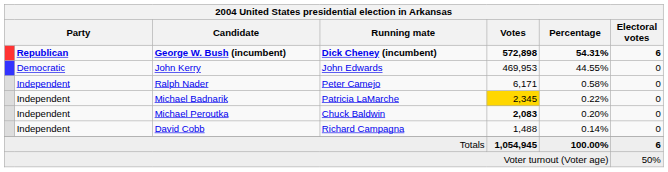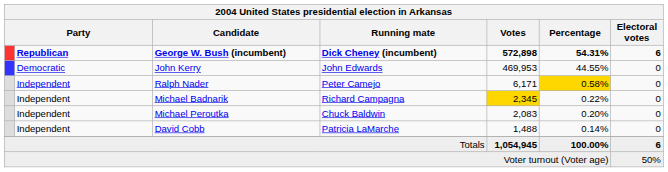(595, 83) no background -> (595, 83) gold background
(360, 99) Patricia LaMarche -> (363, 99) Richard Campagna
(525, 114) bold -> (525, 114) normal
(363, 129) Richard Campagna -> (360, 129) Patricia LaMarche
